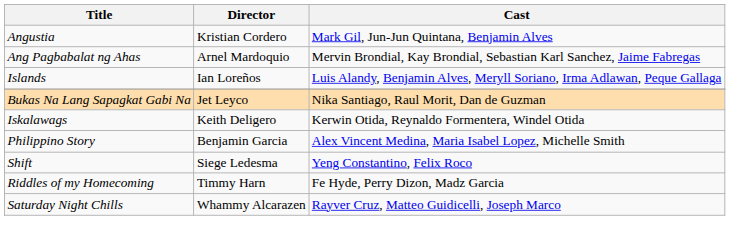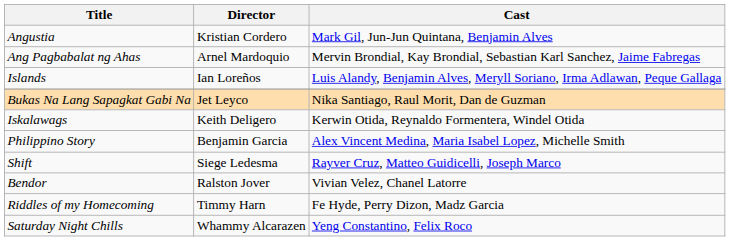(392, 162) Yeng Constantino, Felix Roco -> (436, 162) Rayver Cruz, Matteo Guidicelli, Joseph Marco
+ row: (27, 183)
(436, 204) Rayver Cruz, Matteo Guidicelli, Joseph Marco -> (392, 225) Yeng Constantino, Felix Roco
